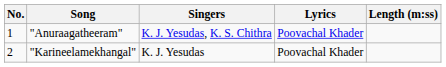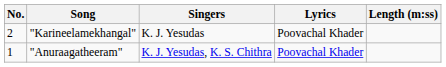rows swapped: (76, 33) <-> (83, 52)
